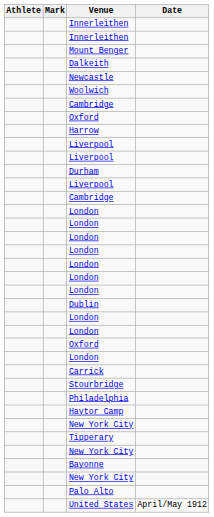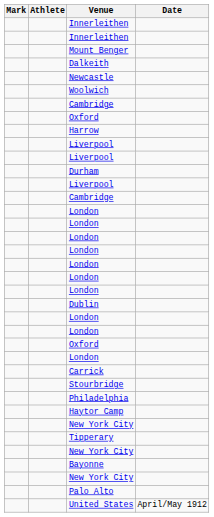columns swapped: (55, 11) <-> (24, 11)
